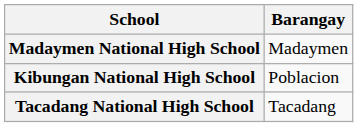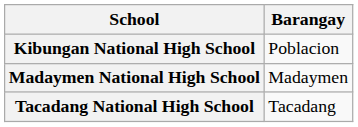rows swapped: (134, 77) <-> (134, 48)
